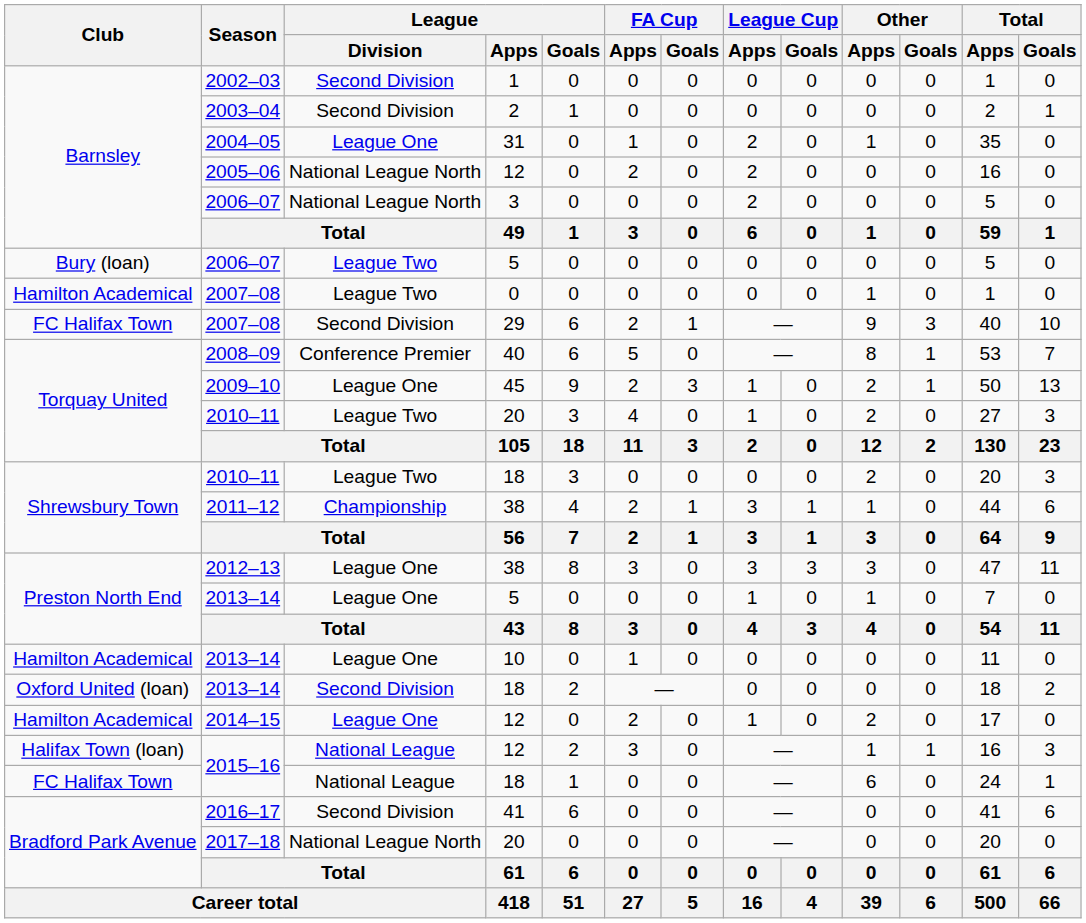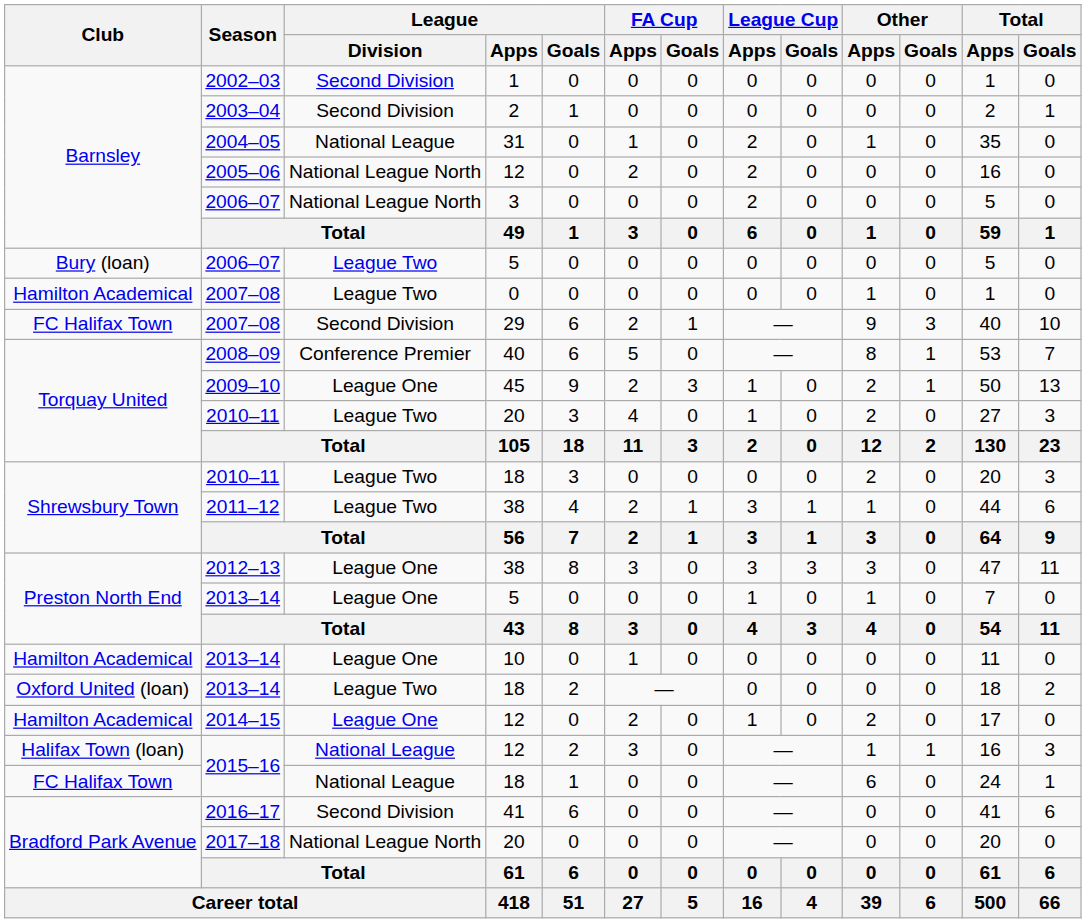(385, 141) League One -> (385, 141) National League
(385, 506) Championship -> (385, 506) League Two
(385, 689) Second Division -> (385, 689) League Two
